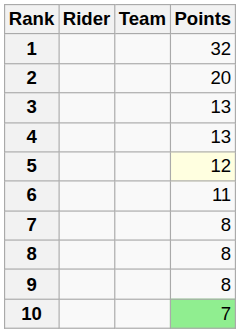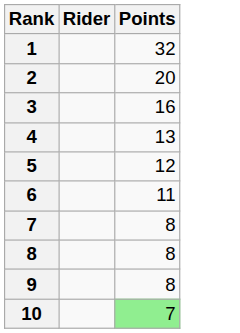- column: (142, 19)
(221, 107) 13 -> (165, 107) 16
(221, 166) lightyellow background -> (165, 166) no background
